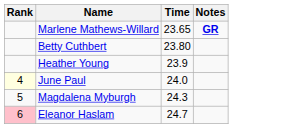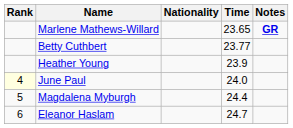+ column: (191, 13)
(177, 47) 23.80 -> (237, 47) 23.77
(177, 98) 24.3 -> (237, 98) 24.4
(20, 115) pink background -> (20, 115) no background
